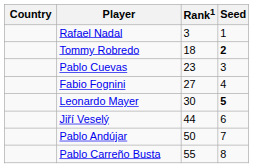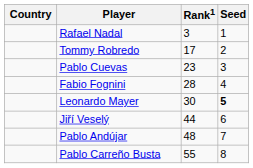(190, 50) 18 -> (190, 50) 17
(223, 50) bold -> (223, 50) normal
(190, 85) 27 -> (190, 85) 28
(190, 136) 50 -> (190, 136) 48
